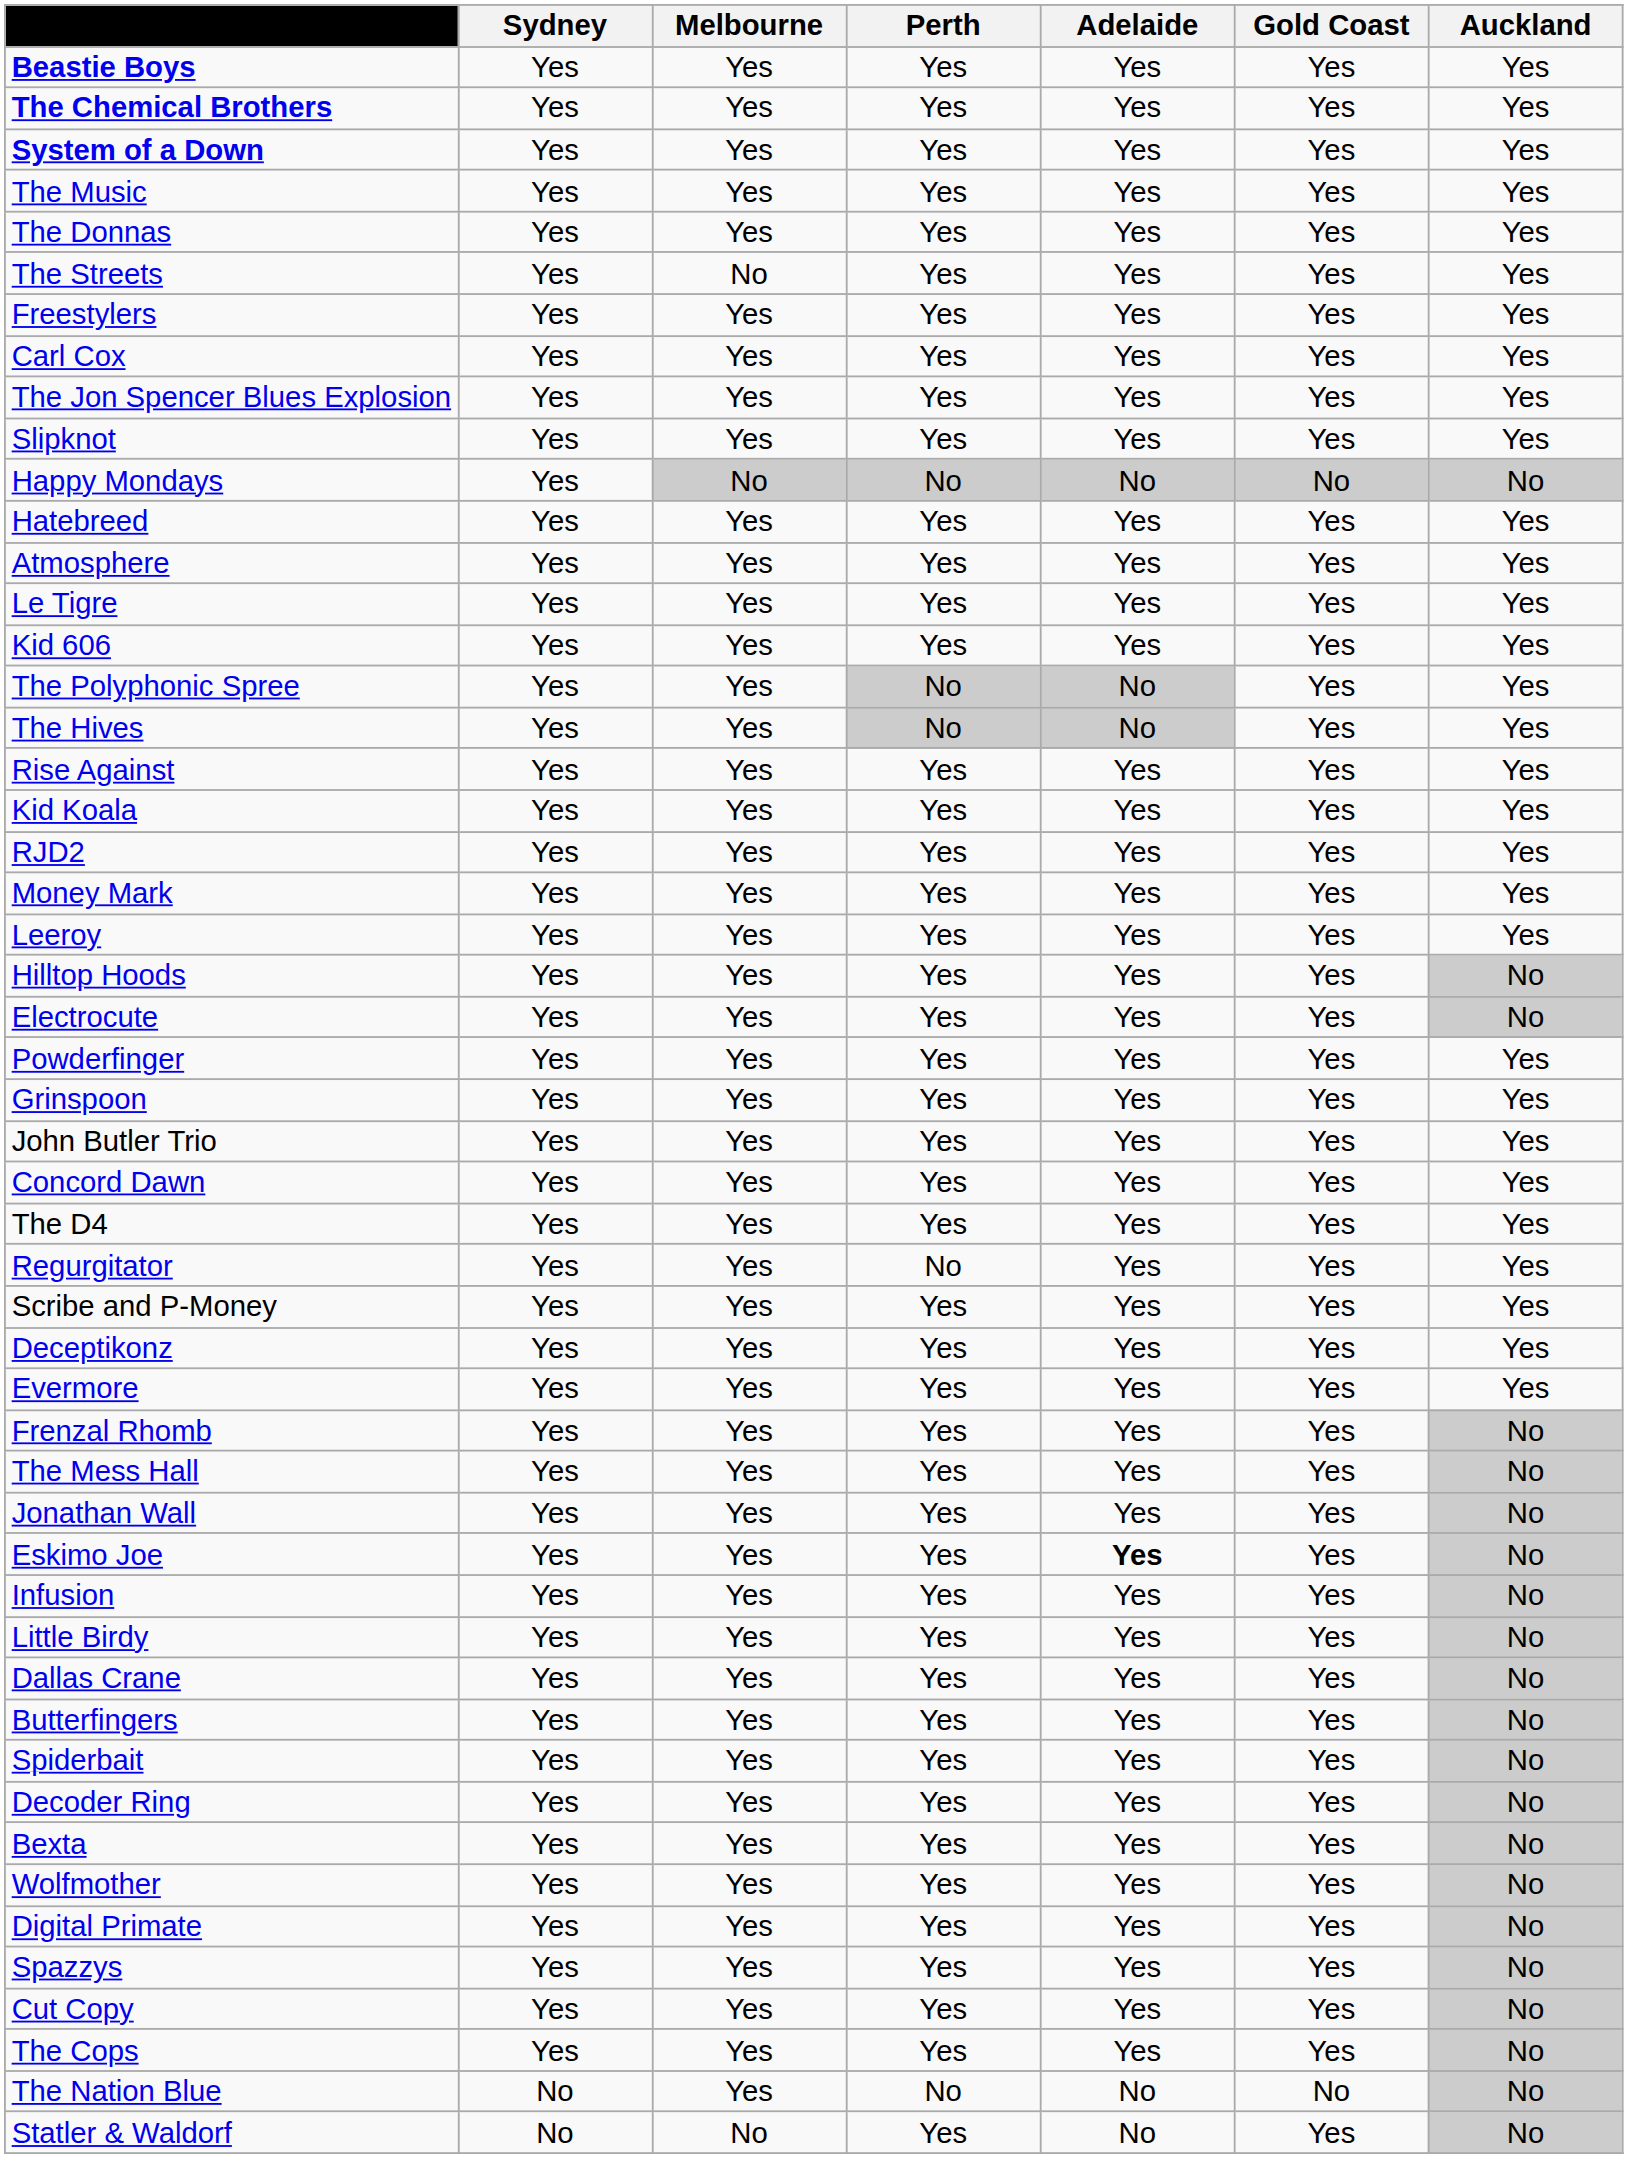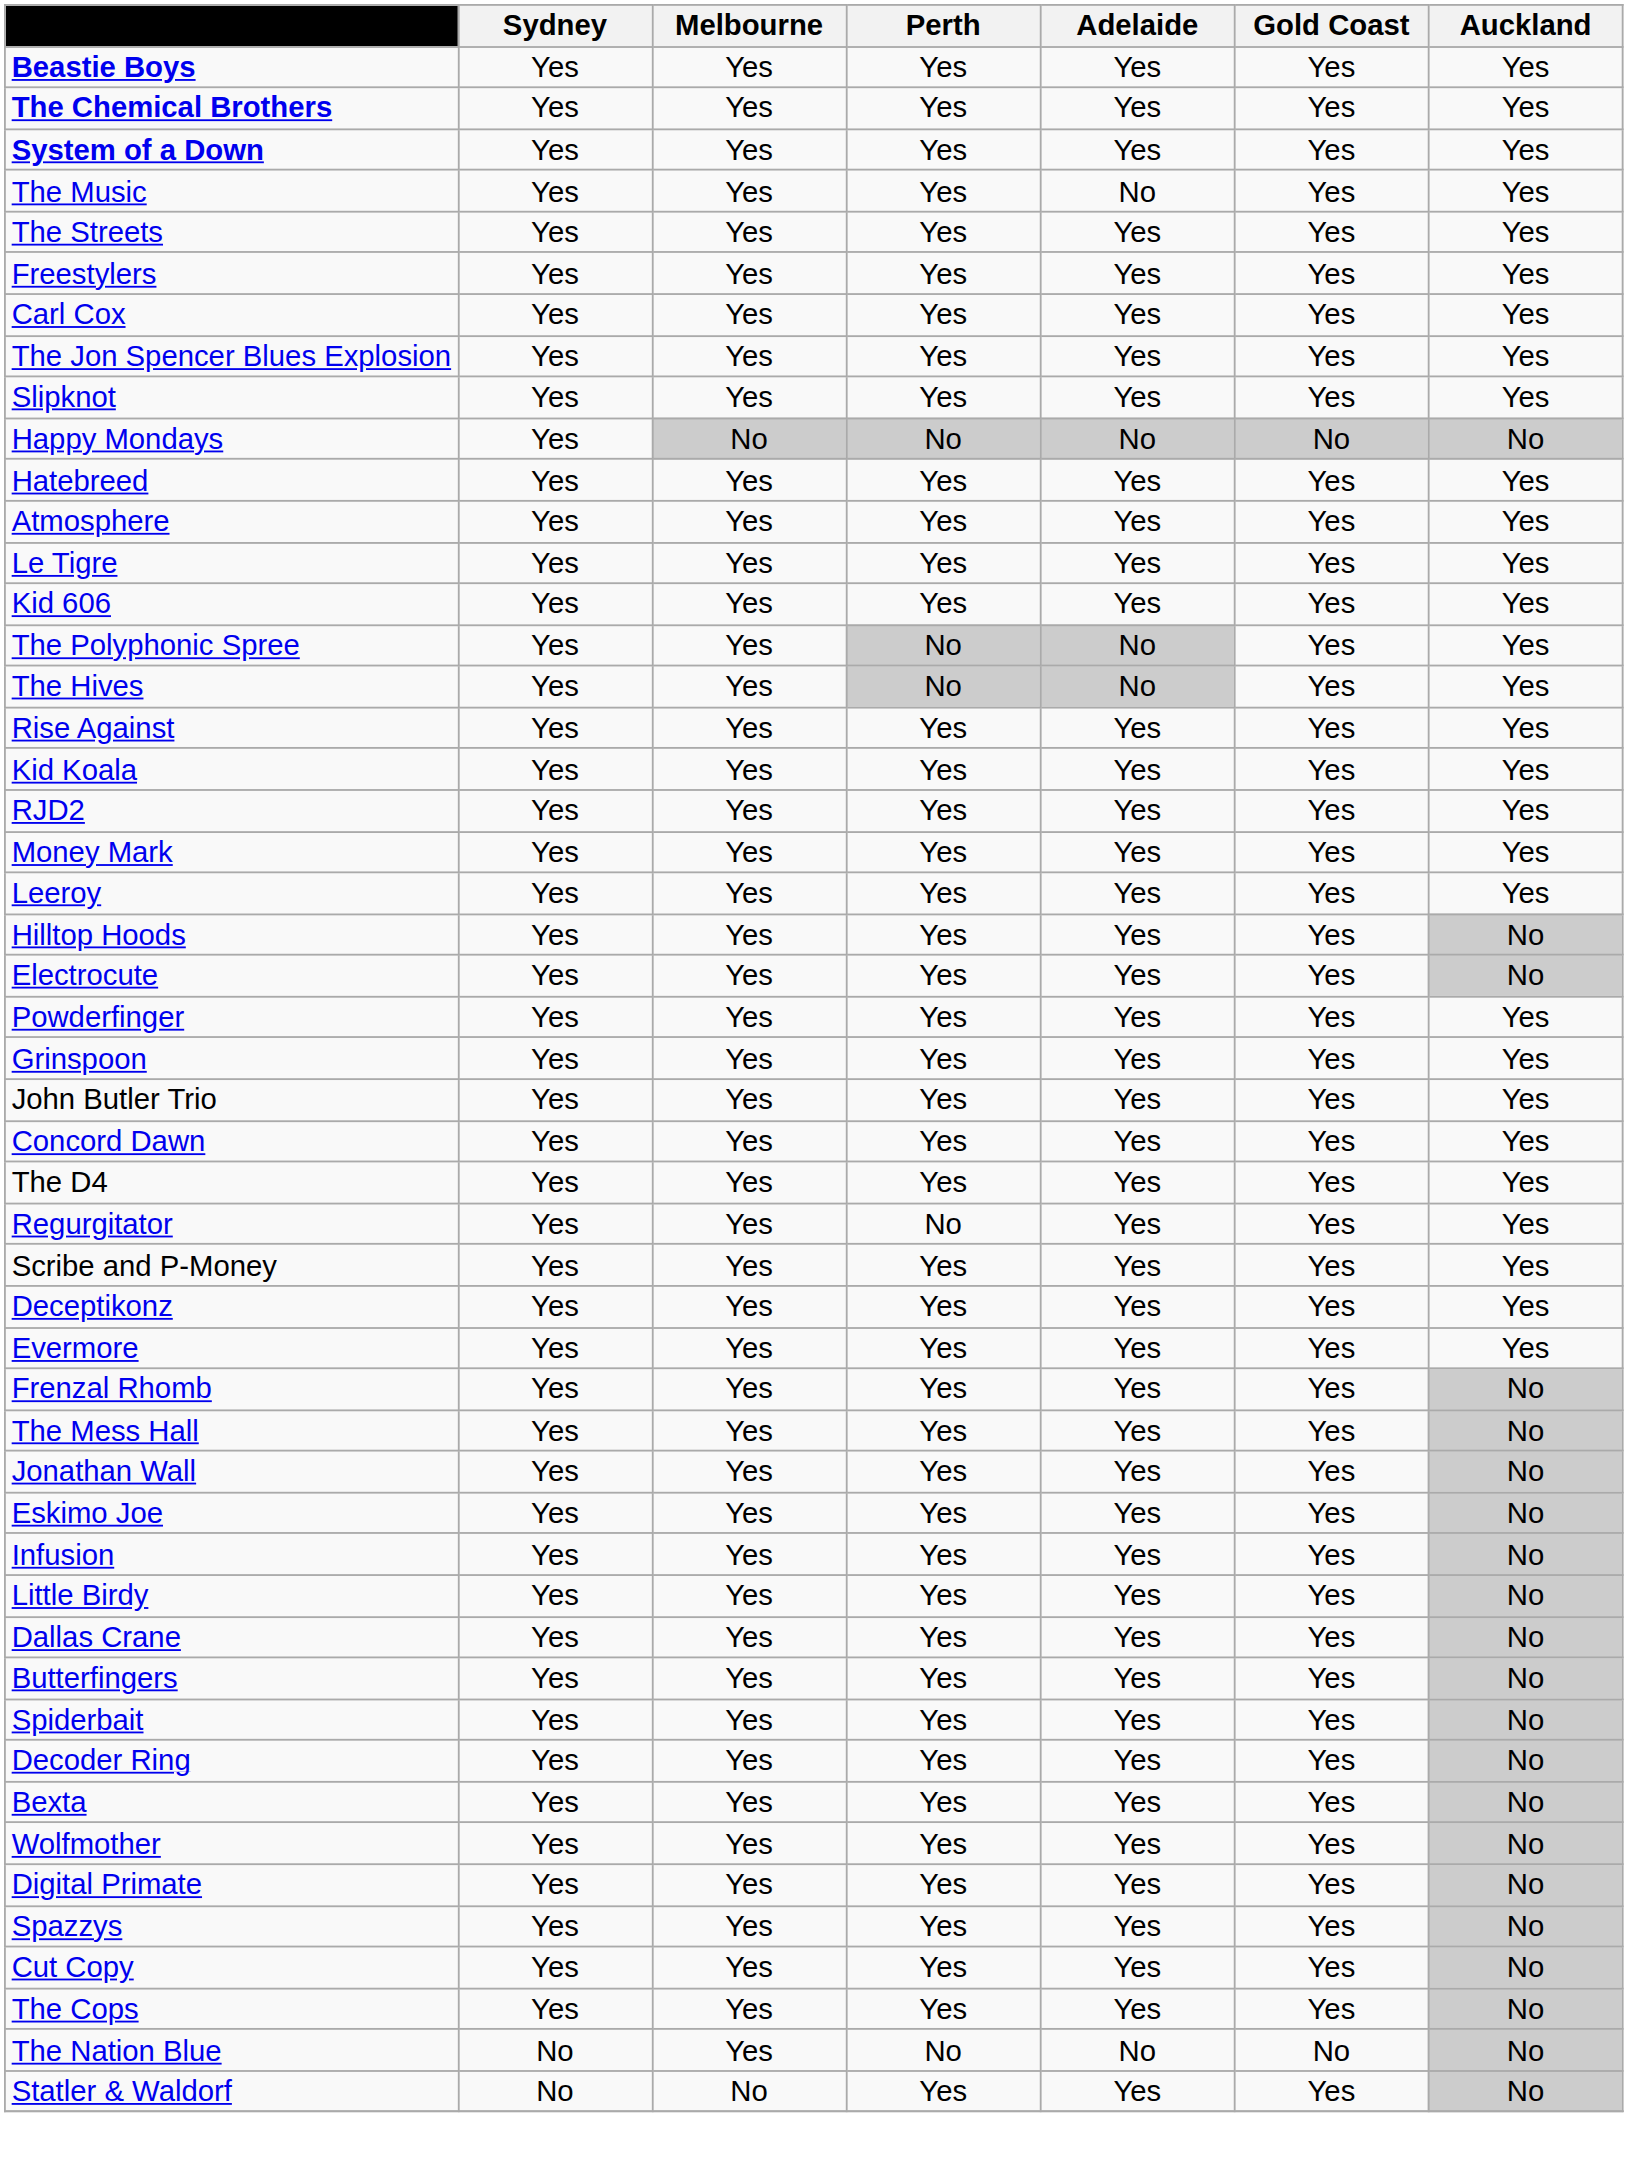(1137, 191) Yes -> (1137, 191) No
- row: (91, 232)
(749, 273) No -> (749, 232) Yes
(1137, 1554) bold -> (1137, 1513) normal
(1137, 2133) No -> (1137, 2091) Yes
